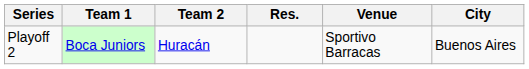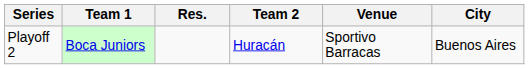columns swapped: (201, 15) <-> (285, 15)
